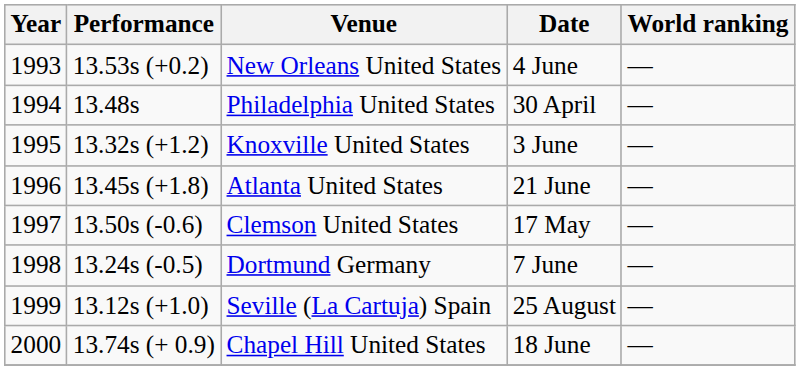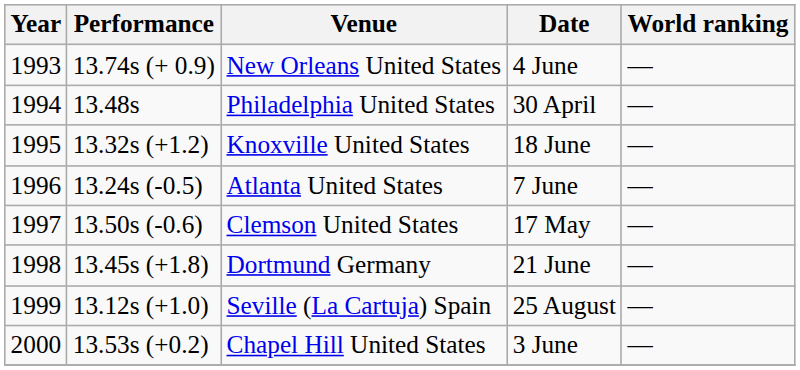(141, 64) 13.53s (+0.2) -> (144, 64) 13.74s (+ 0.9)
(545, 144) 3 June -> (552, 144) 18 June
(141, 184) 13.45s (+1.8) -> (138, 184) 13.24s (-0.5)
(552, 184) 21 June -> (545, 184) 7 June
(138, 265) 13.24s (-0.5) -> (141, 265) 13.45s (+1.8)
(545, 265) 7 June -> (552, 265) 21 June
(144, 345) 13.74s (+ 0.9) -> (141, 345) 13.53s (+0.2)
(552, 345) 18 June -> (545, 345) 3 June
